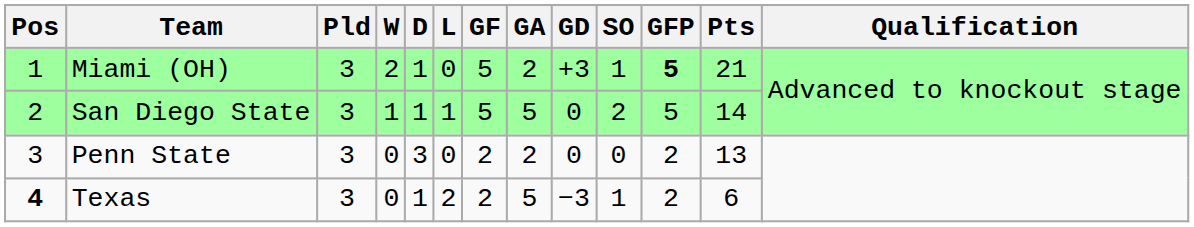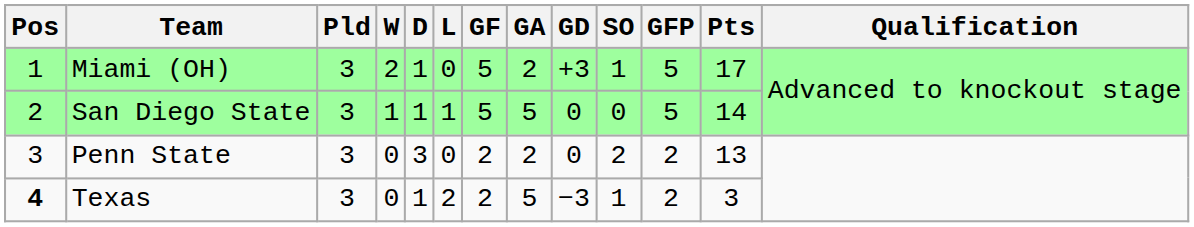(671, 70) bold -> (671, 70) normal
(731, 70) 21 -> (731, 70) 17
(618, 113) 2 -> (618, 113) 0
(618, 156) 0 -> (618, 156) 2
(731, 200) 6 -> (731, 200) 3
